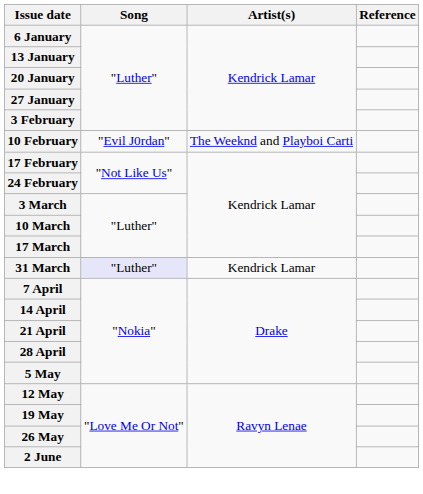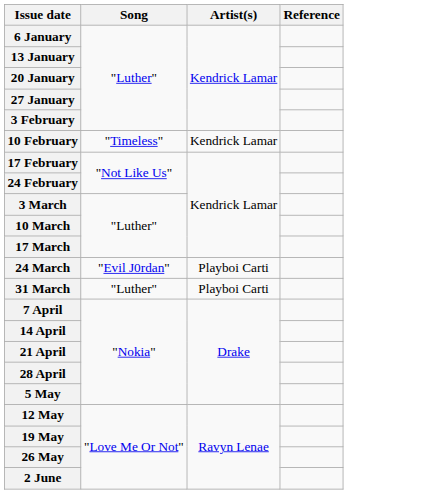(134, 141) "Evil J0rdan" -> (134, 141) "Timeless"
(271, 141) The Weeknd and Playboi Carti -> (234, 141) Kendrick Lamar
+ row: (43, 267)
(134, 267) lavender background -> (134, 288) no background
(271, 267) Kendrick Lamar -> (234, 288) Playboi Carti
